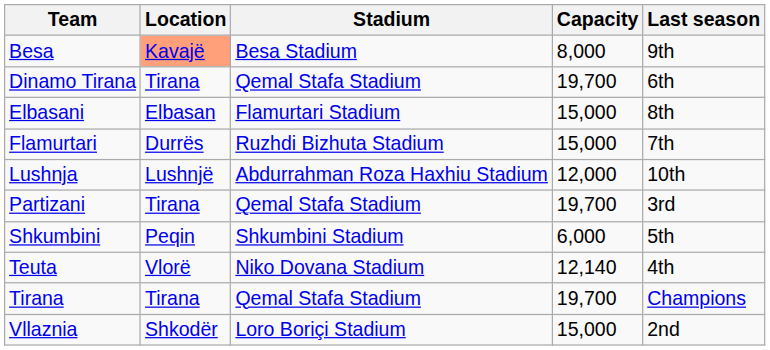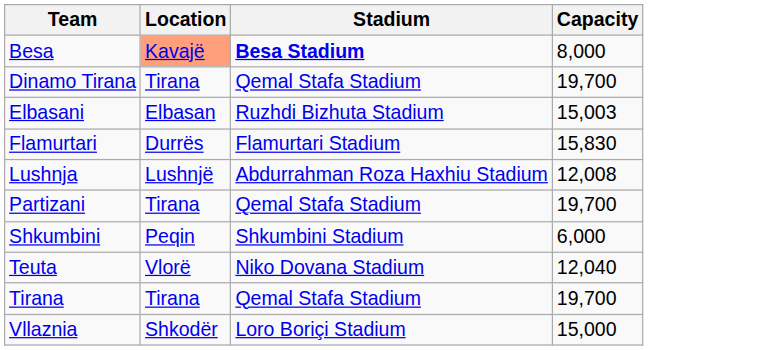- column: (704, 19)
(296, 50) normal -> (300, 50) bold
(318, 112) Flamurtari Stadium -> (340, 112) Ruzhdi Bizhuta Stadium
(587, 112) 15,000 -> (587, 112) 15,003
(340, 143) Ruzhdi Bizhuta Stadium -> (318, 143) Flamurtari Stadium
(587, 143) 15,000 -> (587, 143) 15,830
(587, 174) 12,000 -> (587, 174) 12,008
(587, 267) 12,140 -> (587, 267) 12,040
